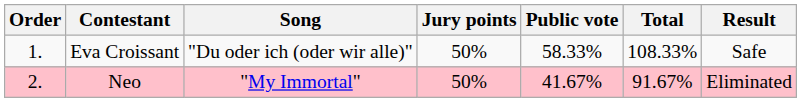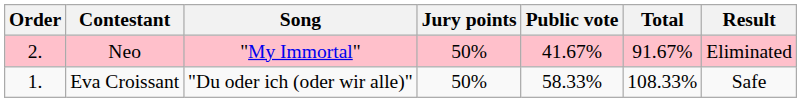rows swapped: (125, 50) <-> (125, 81)
